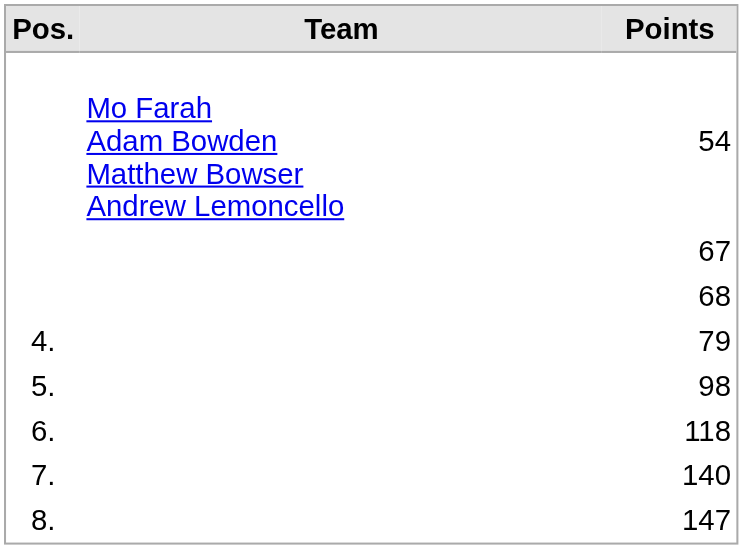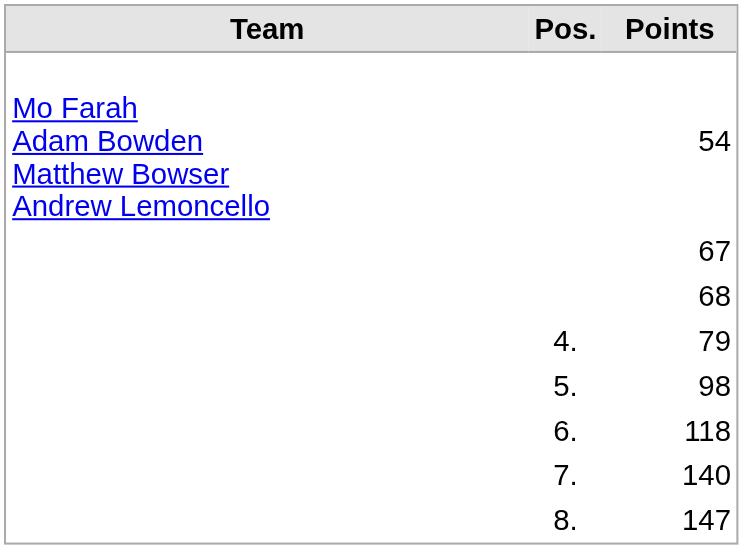columns swapped: (43, 28) <-> (341, 28)
